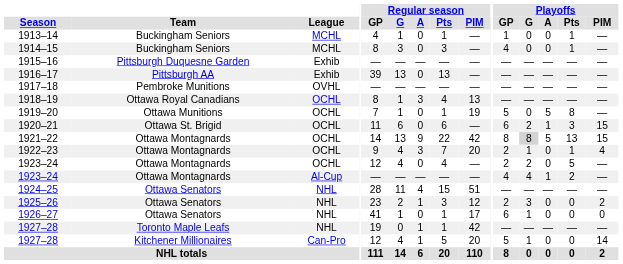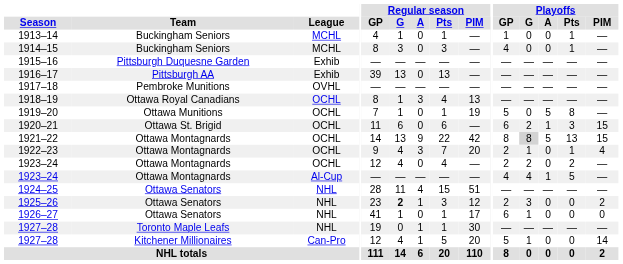(572, 164) 5 -> (572, 164) 2
(572, 176) 2 -> (572, 176) 5
(400, 202) normal -> (400, 202) bold
(475, 228) 42 -> (475, 228) 30
